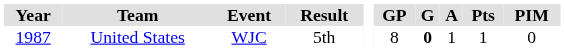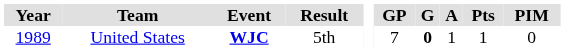(33, 36) 1987 -> (33, 36) 1989
(249, 36) normal -> (249, 36) bold
(394, 36) 8 -> (394, 36) 7
